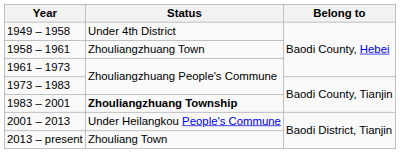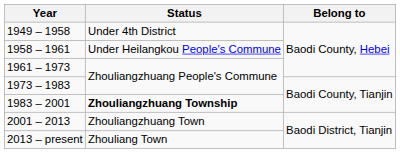(146, 49) Zhouliangzhuang Town -> (184, 49) Under Heilangkou People's Commune
(184, 121) Under Heilangkou People's Commune -> (146, 121) Zhouliangzhuang Town
